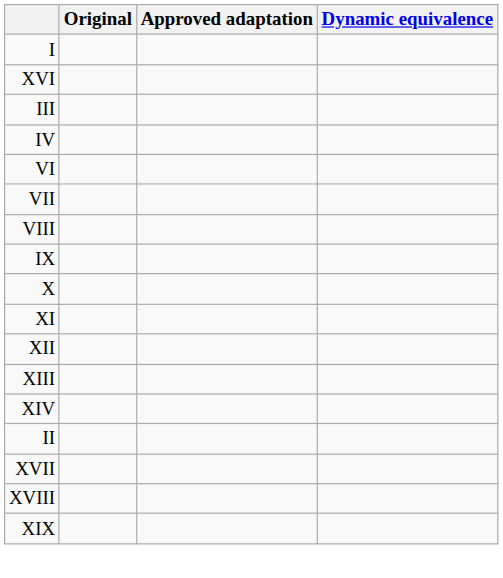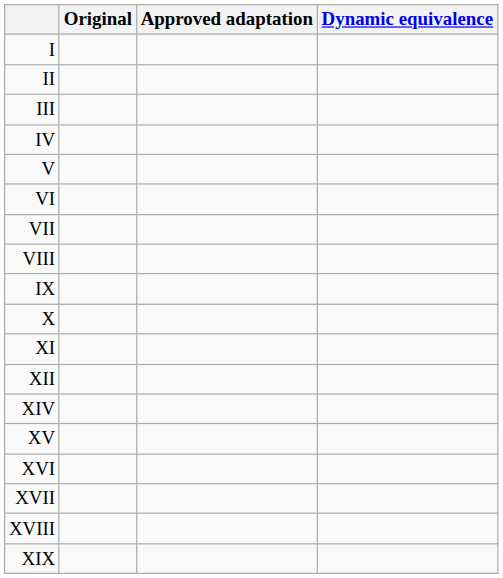rows swapped: (49, 438) <-> (38, 79)
+ row: (48, 169)
- row: (39, 378)
+ row: (41, 438)
